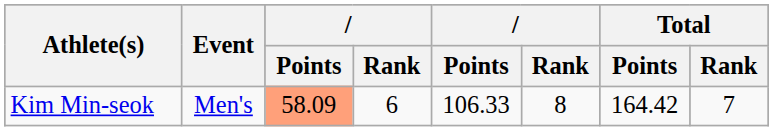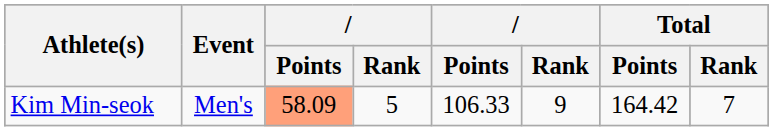(392, 105) 6 -> (392, 105) 5
(560, 105) 8 -> (560, 105) 9
